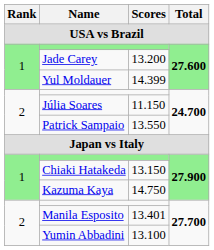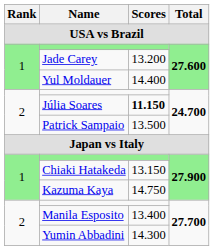(149, 79) 14.399 -> (149, 79) 14.400
(148, 105) normal -> (148, 105) bold
(149, 124) 13.550 -> (149, 124) 13.500
(149, 215) 13.401 -> (149, 215) 13.400
(149, 235) 13.100 -> (149, 235) 14.300
